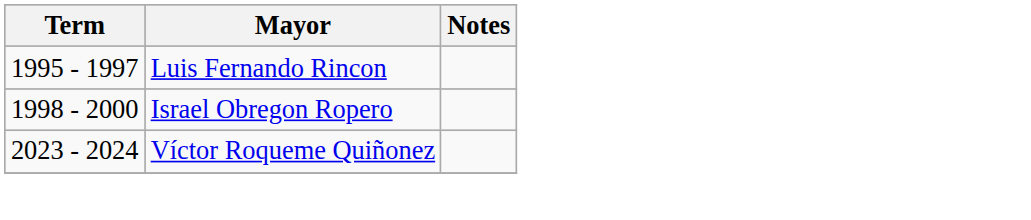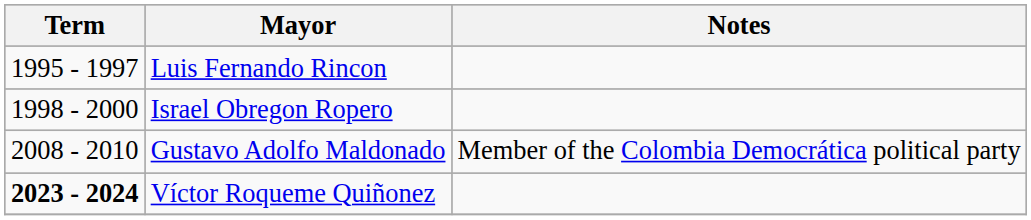+ row: (298, 151)
(75, 151) normal -> (75, 192) bold
